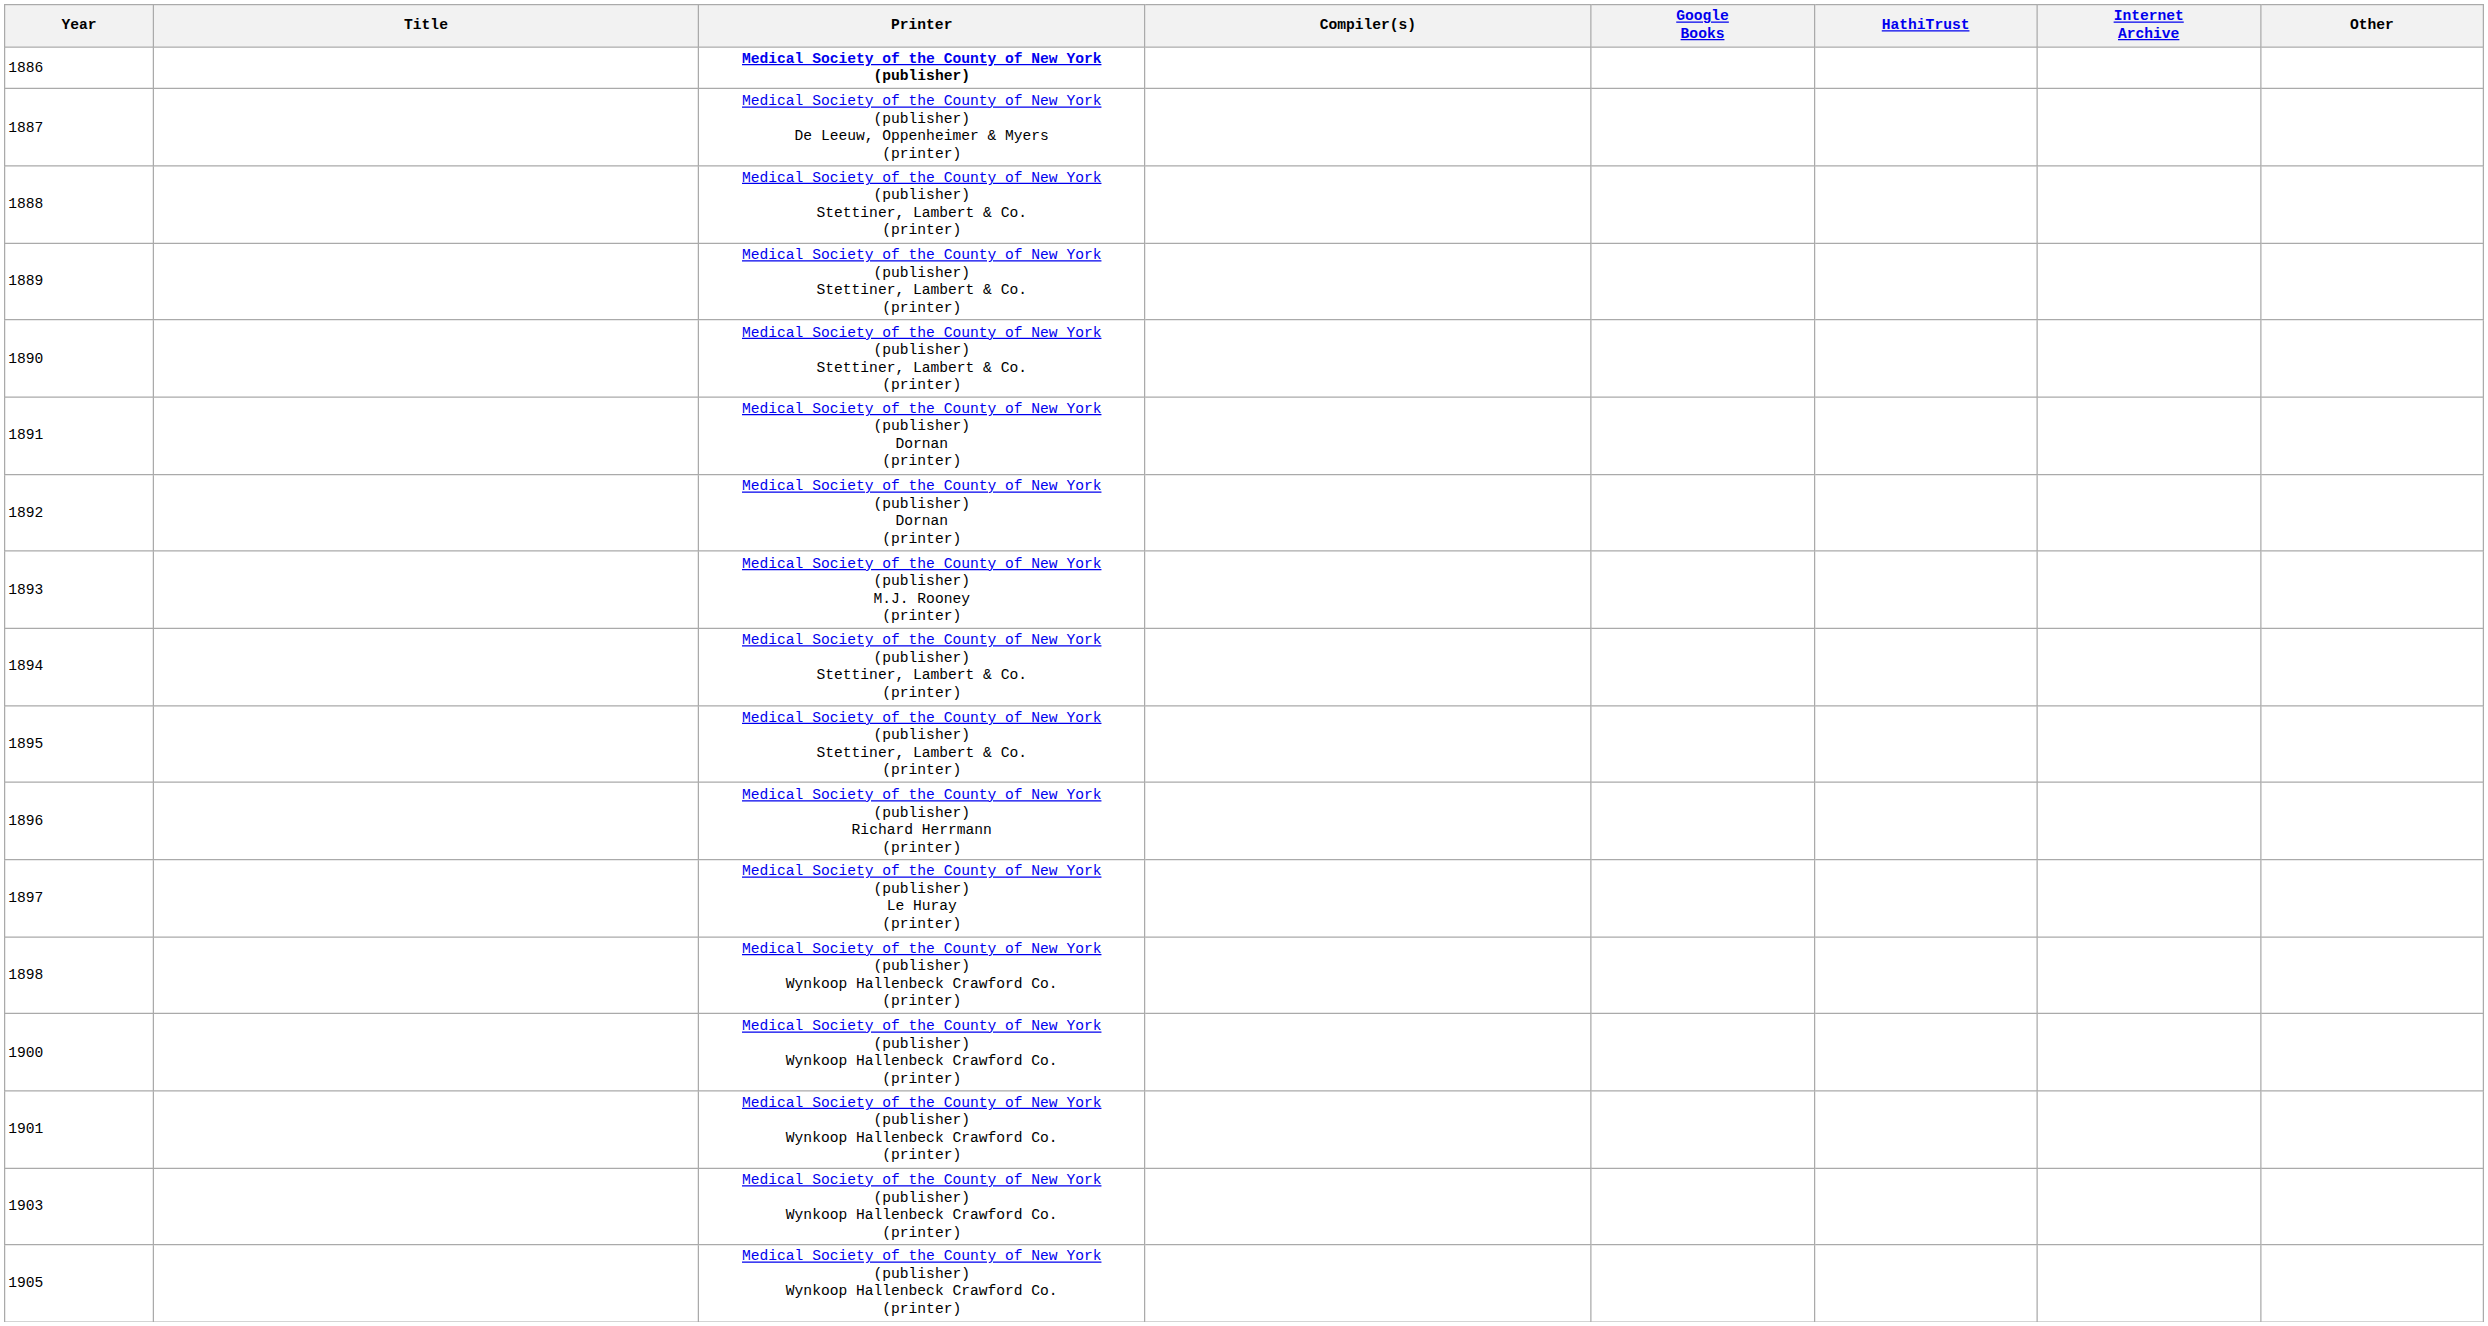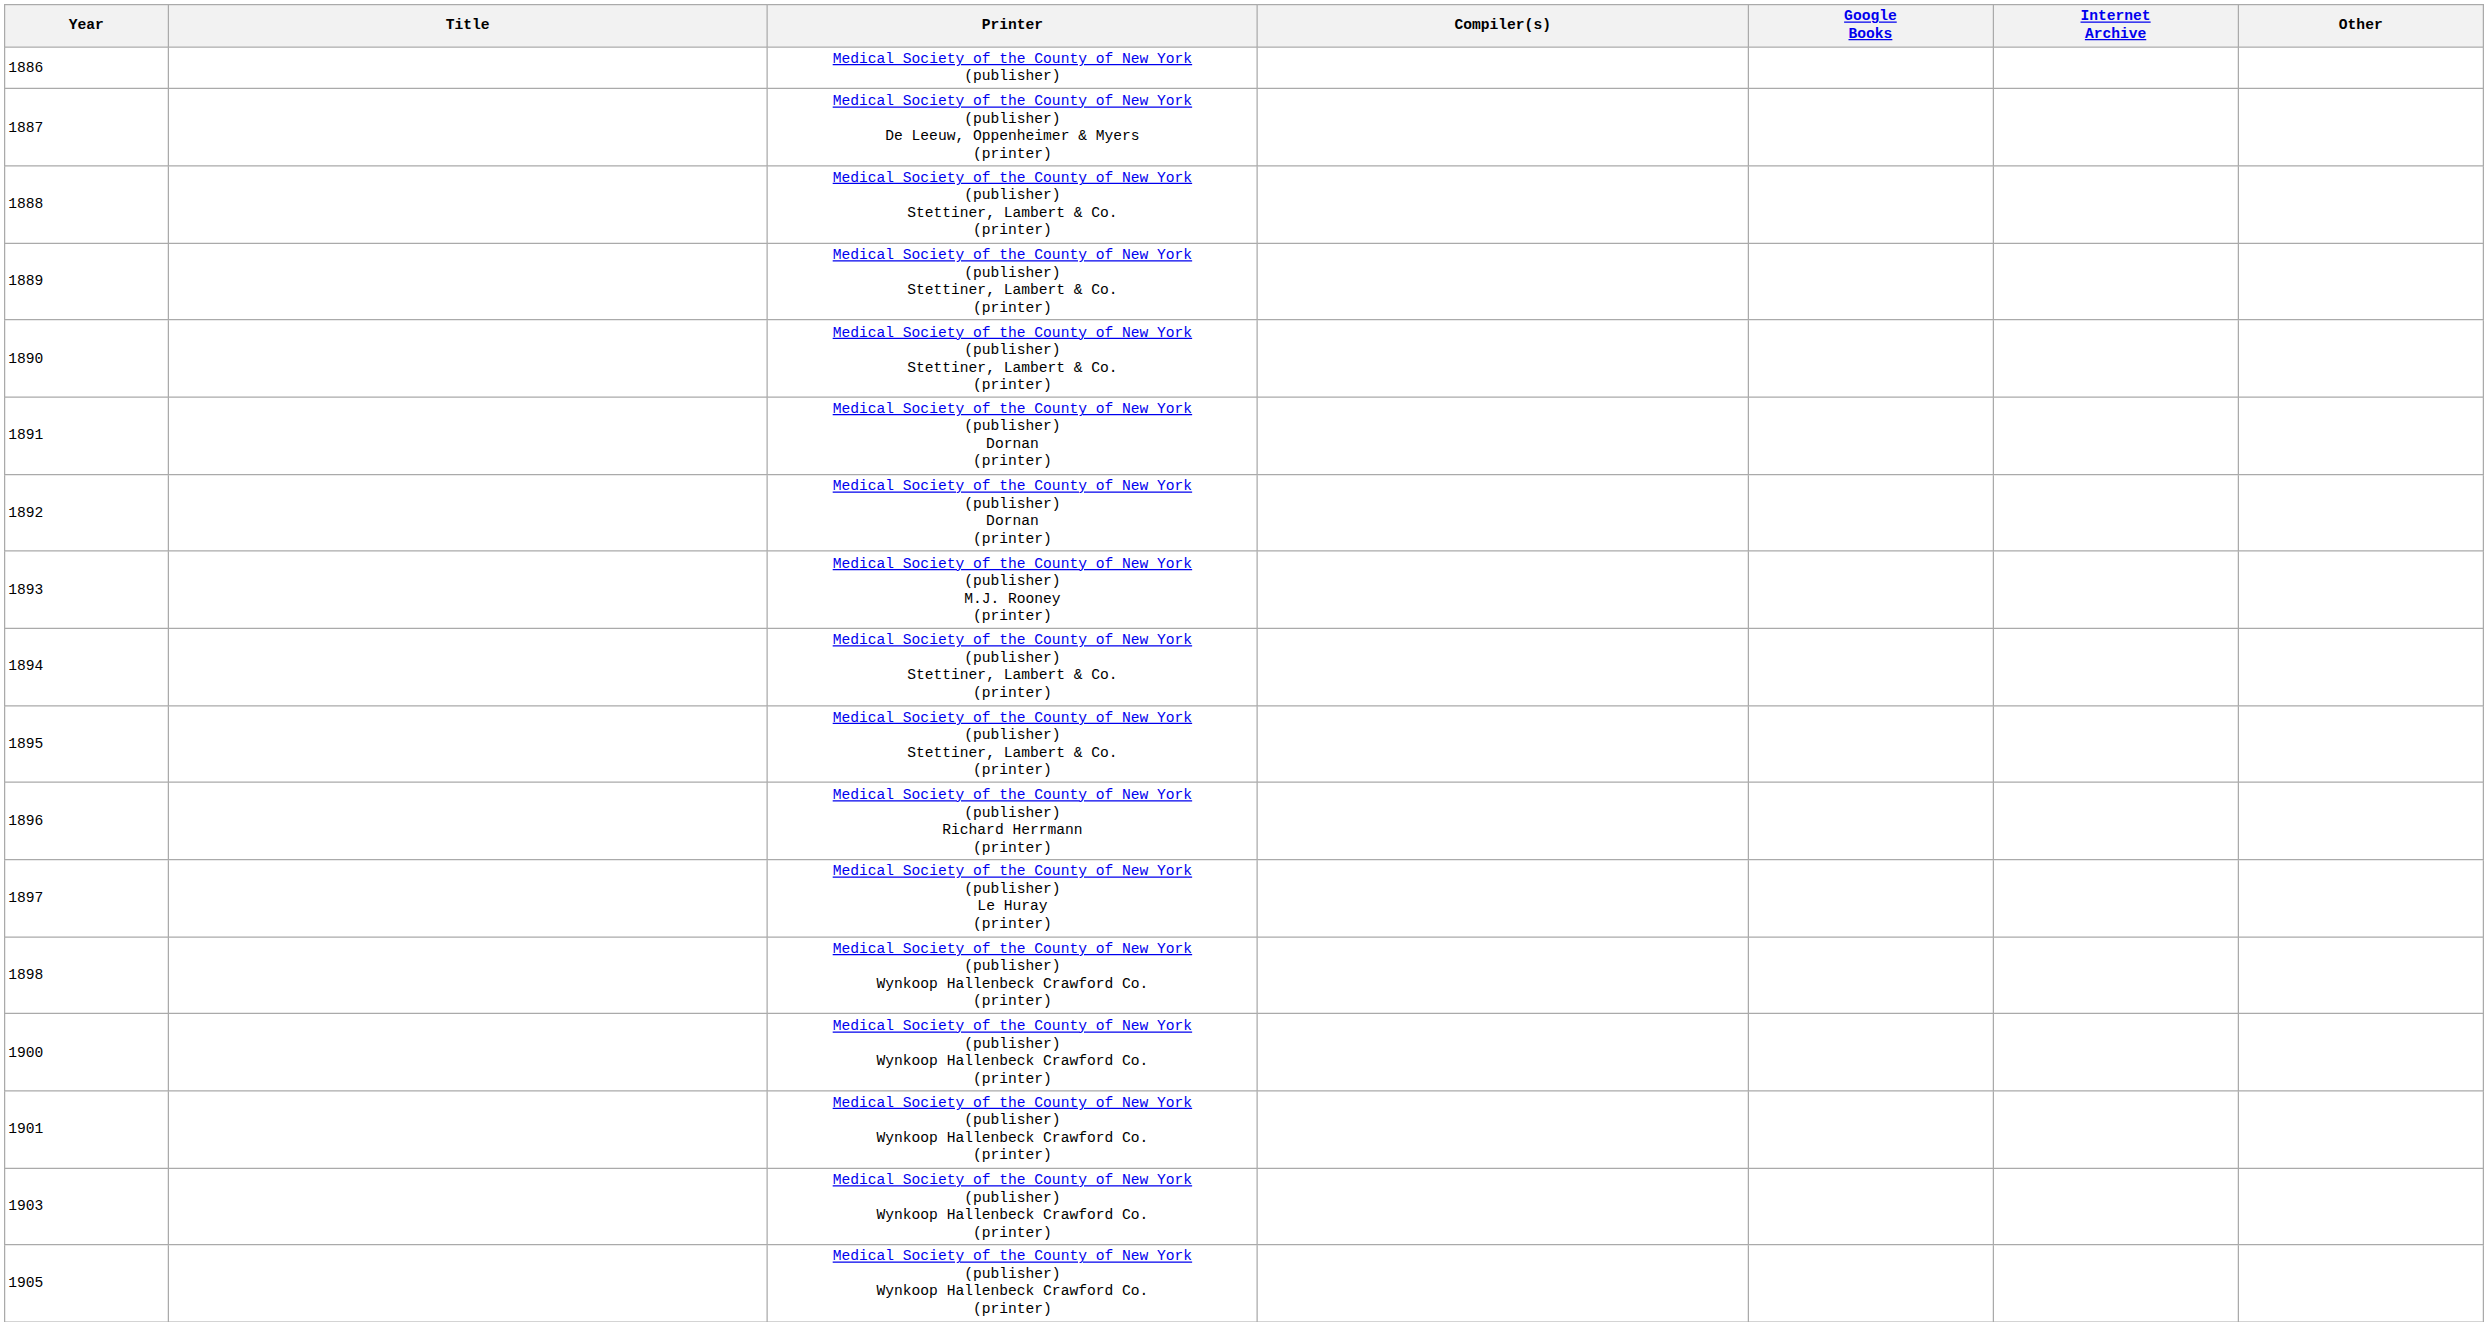- column: (1926, 25)
(922, 67) bold -> (1012, 67) normal
